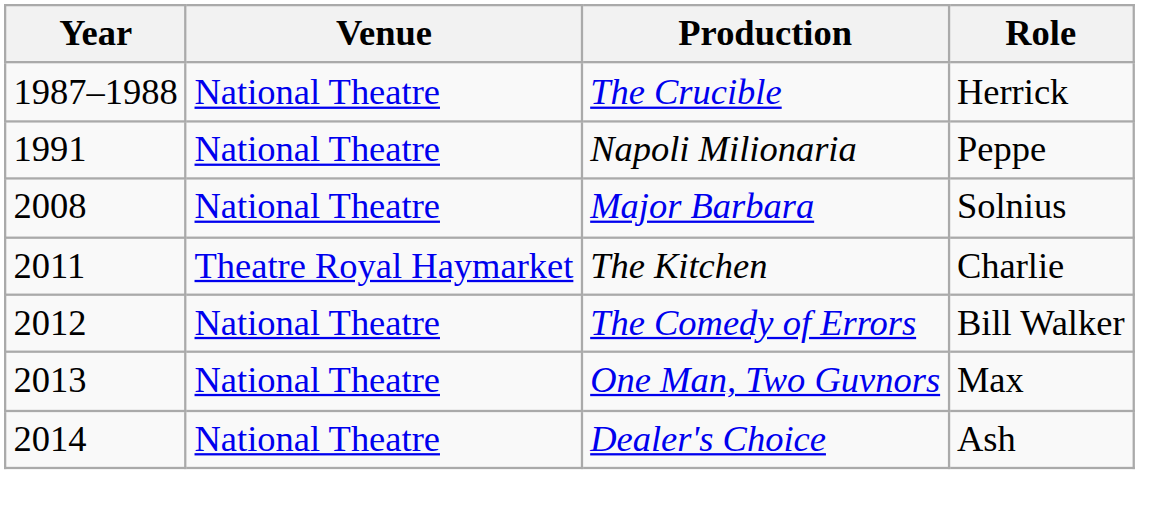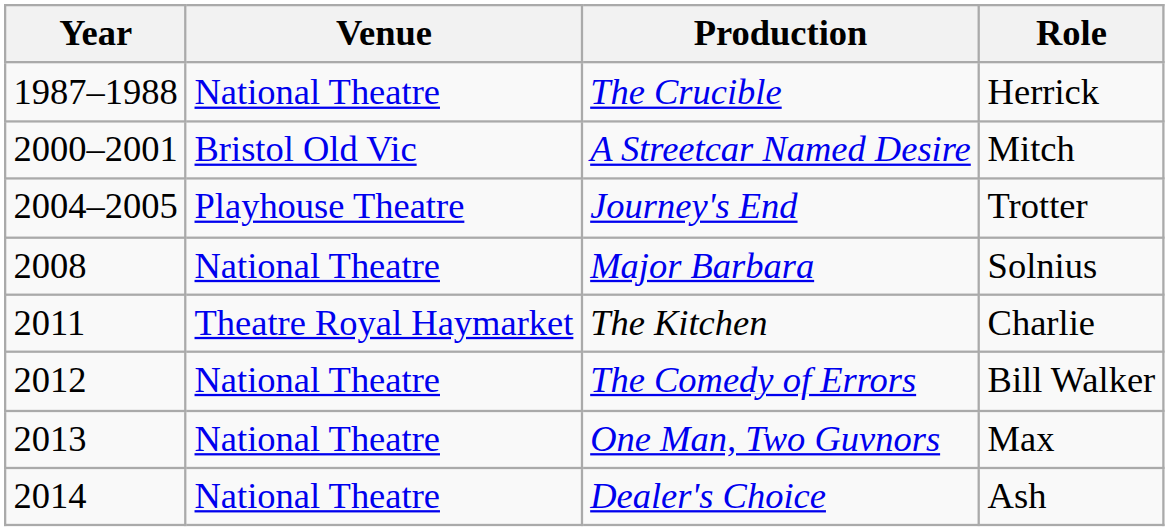- row: (723, 149)
+ row: (780, 149)
+ row: (694, 206)
